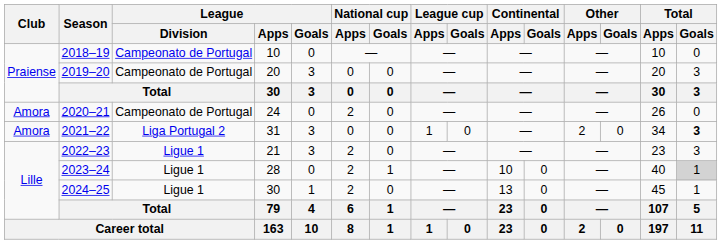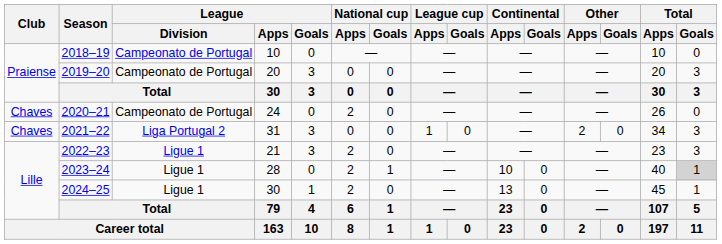(32, 111) Amora -> (32, 111) Chaves
(32, 131) Amora -> (32, 131) Chaves
(697, 131) bold -> (697, 131) normal
